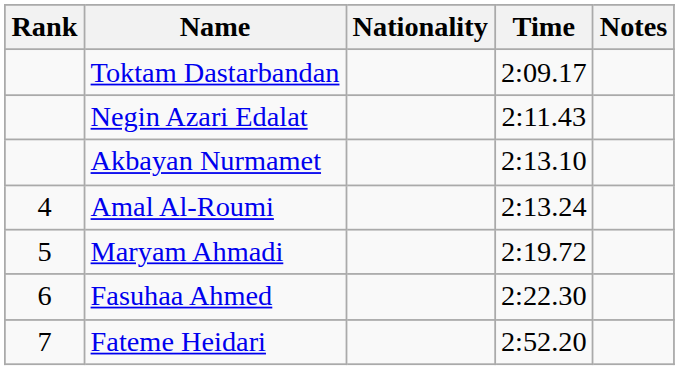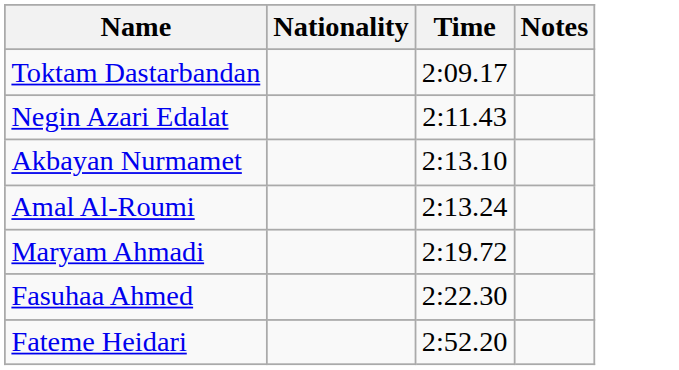- column: (44, 26)
